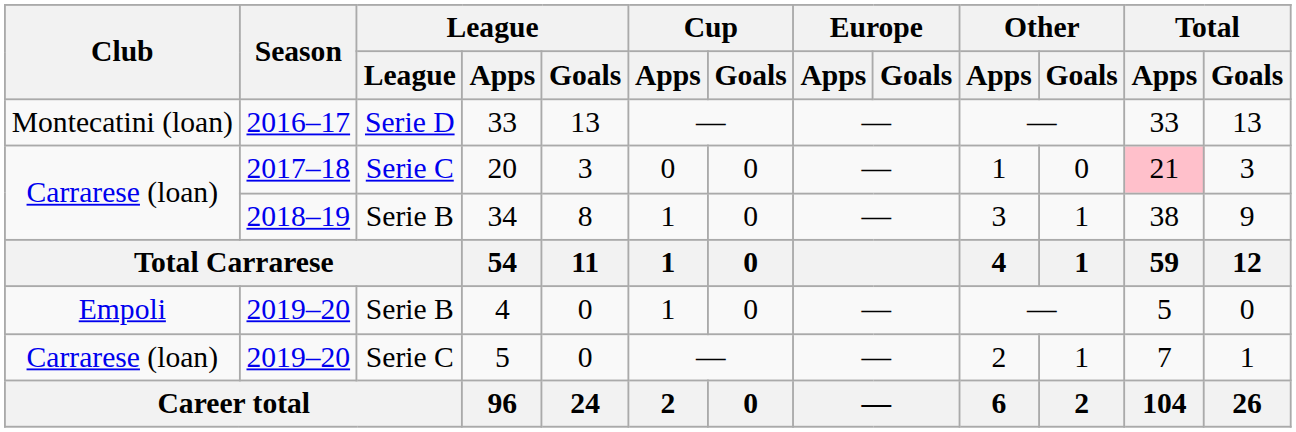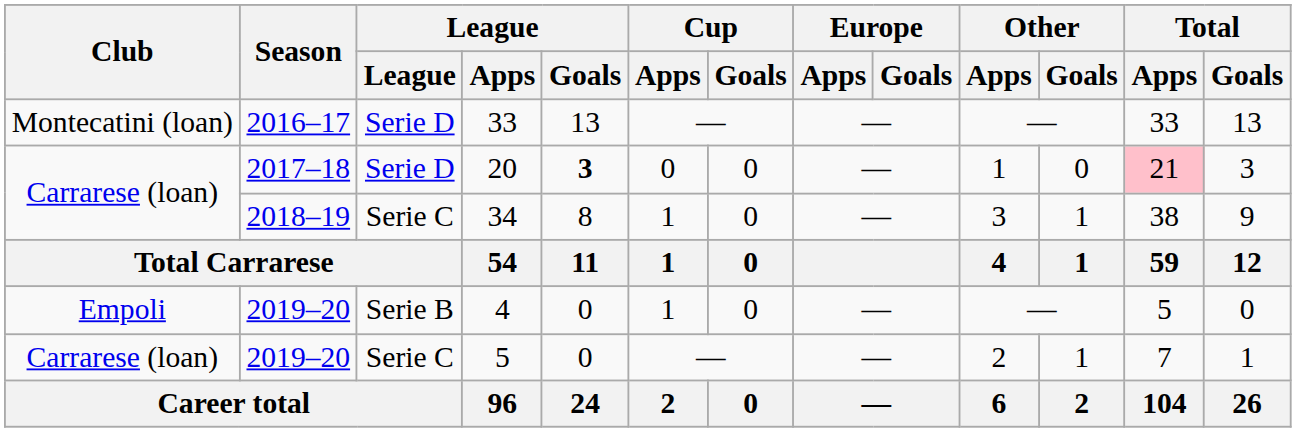(410, 168) Serie C -> (410, 168) Serie D
(585, 168) normal -> (585, 168) bold
(410, 215) Serie B -> (410, 215) Serie C
